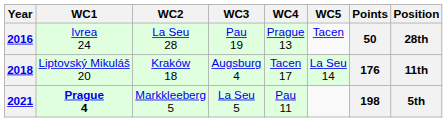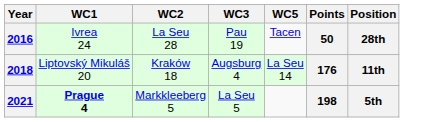- column: (286, 14)
